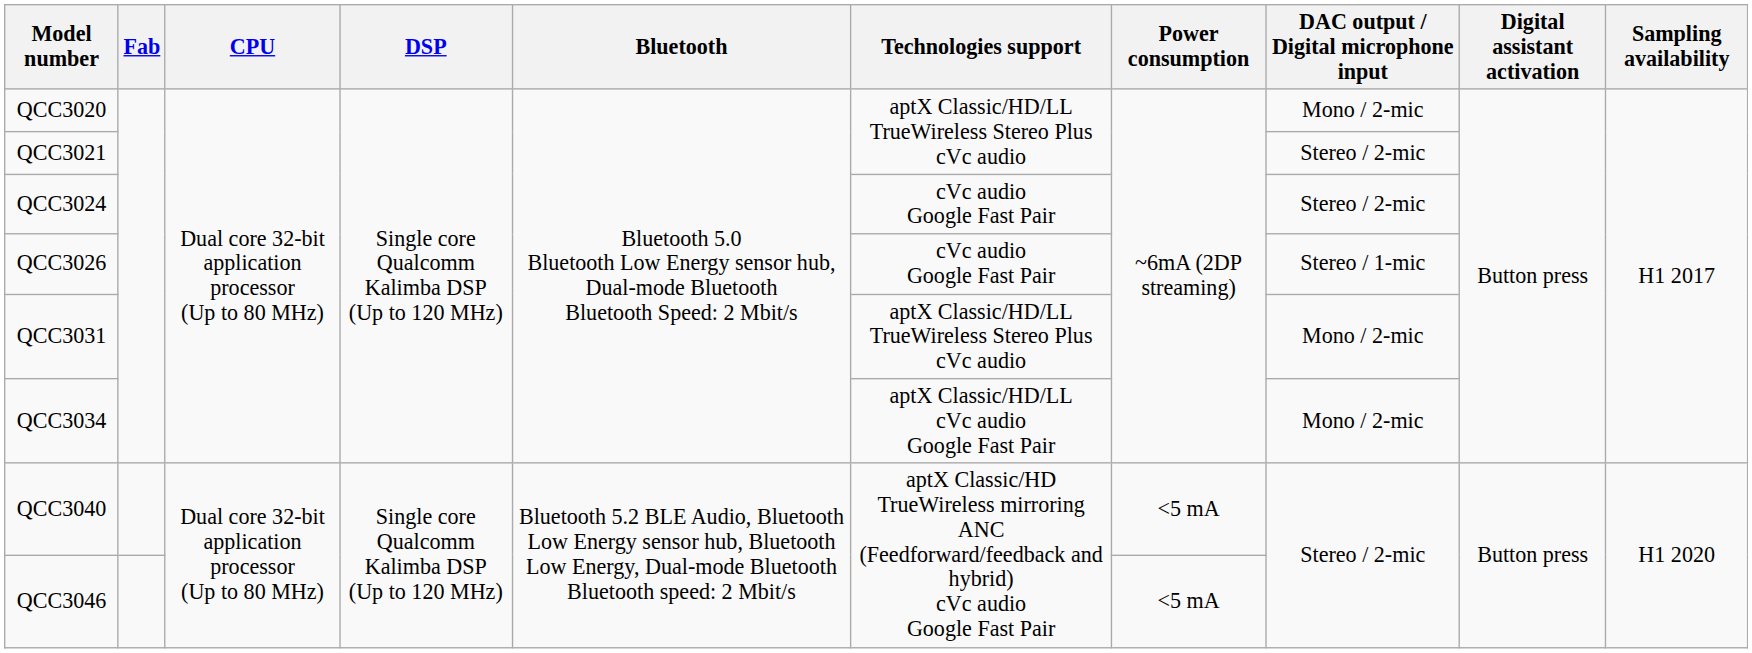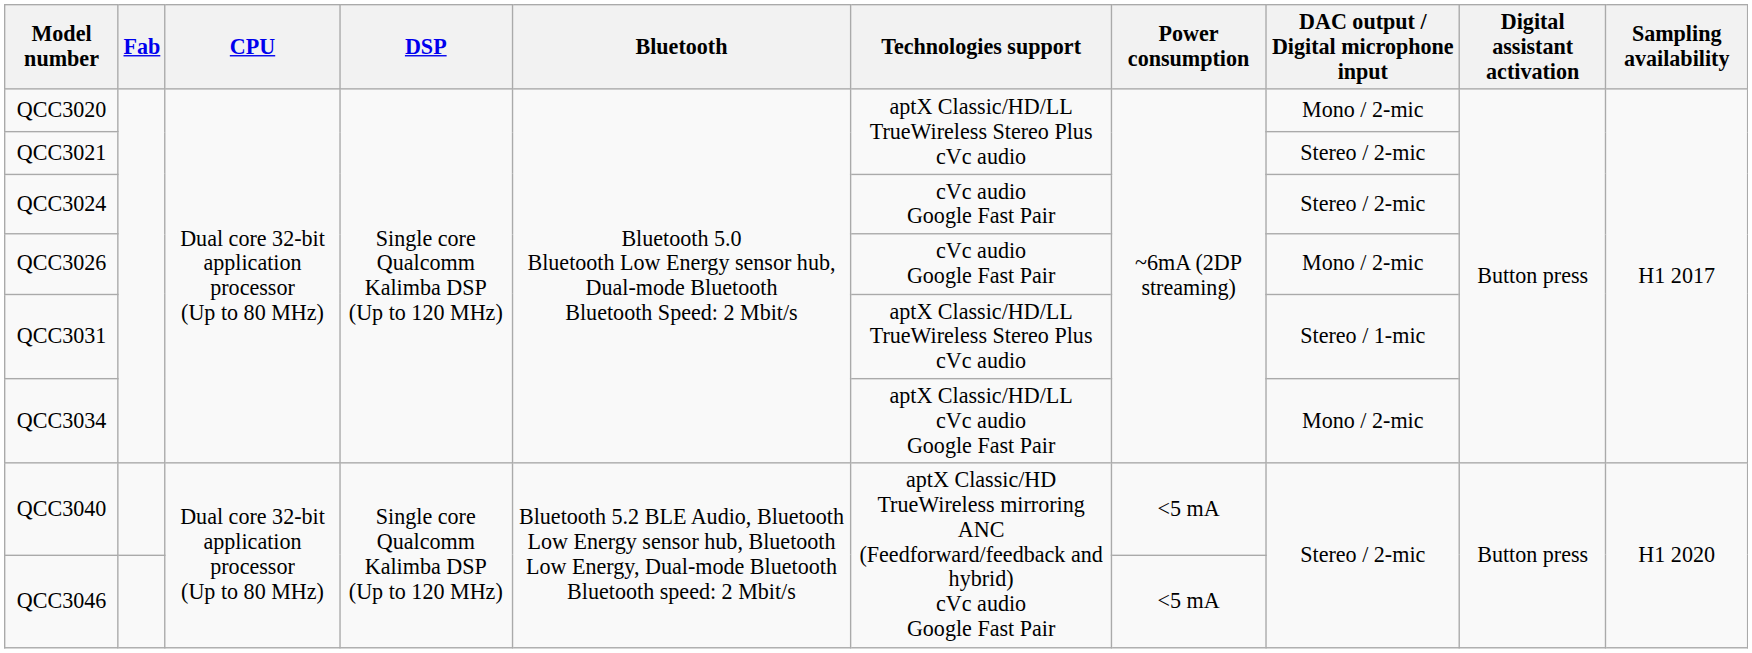(1363, 263) Stereo / 1-mic -> (1363, 263) Mono / 2-mic
(1363, 335) Mono / 2-mic -> (1363, 335) Stereo / 1-mic
